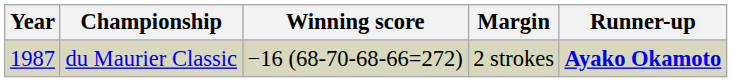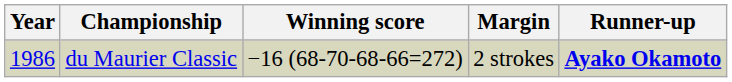(32, 58) 1987 -> (32, 58) 1986
